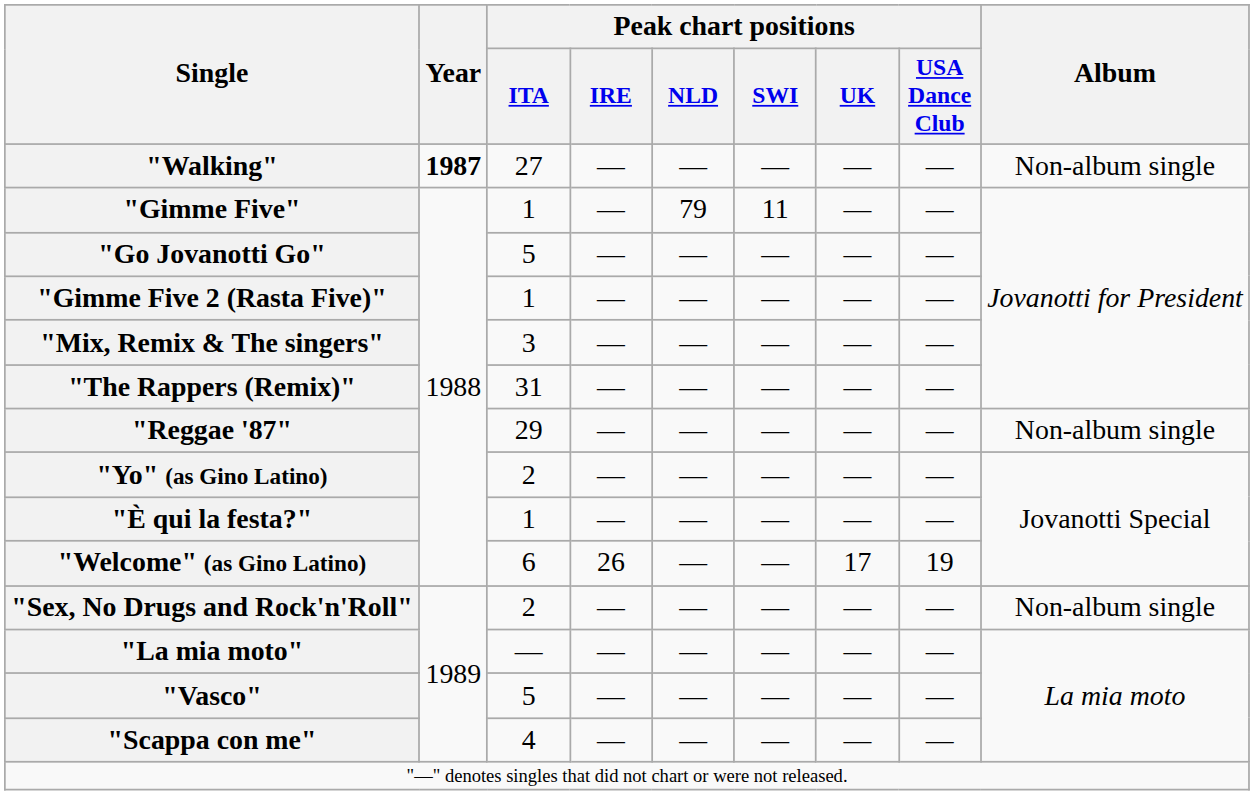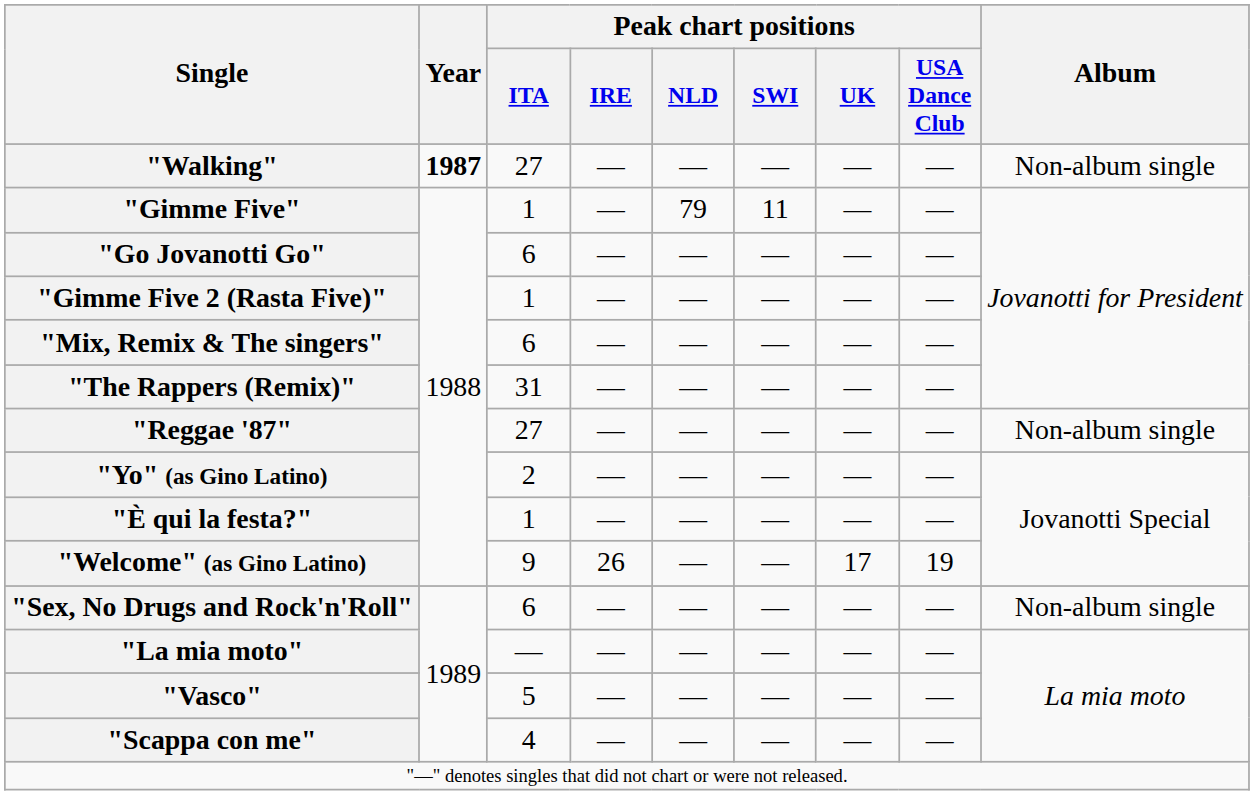(529, 253) 5 -> (529, 253) 6
(529, 342) 3 -> (529, 342) 6
(529, 430) 29 -> (529, 430) 27
(529, 562) 6 -> (529, 562) 9
(529, 606) 2 -> (529, 606) 6
